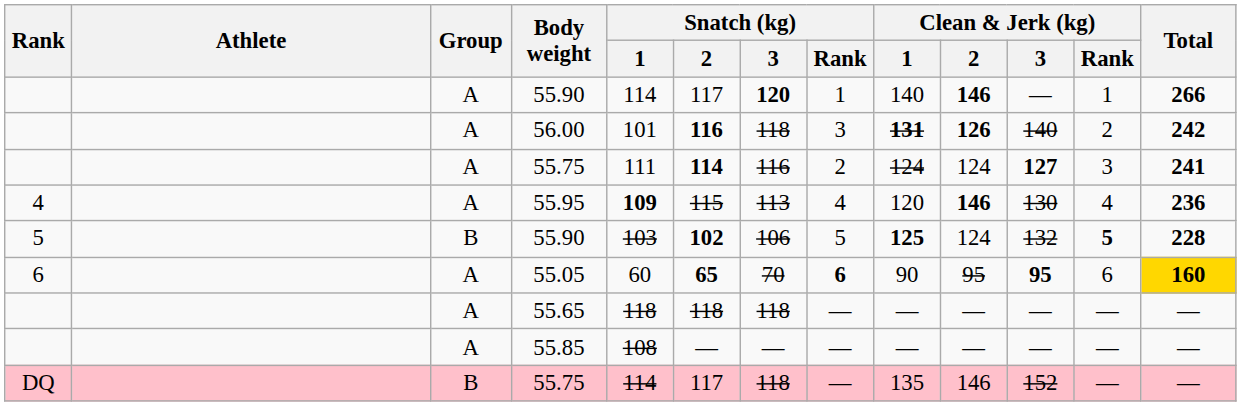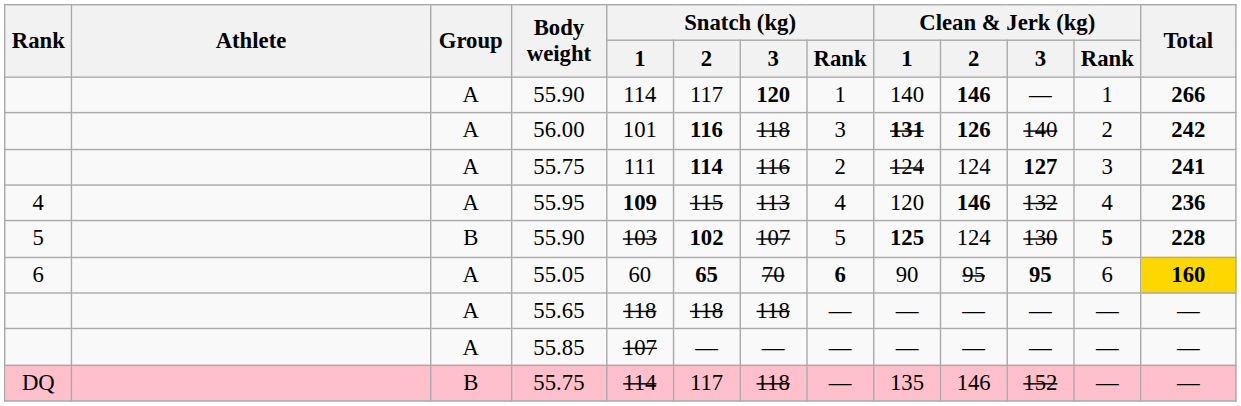(1040, 202) 130 -> (1040, 202) 132
(773, 238) 106 -> (773, 238) 107
(1040, 238) 132 -> (1040, 238) 130
(640, 346) 108 -> (640, 346) 107
